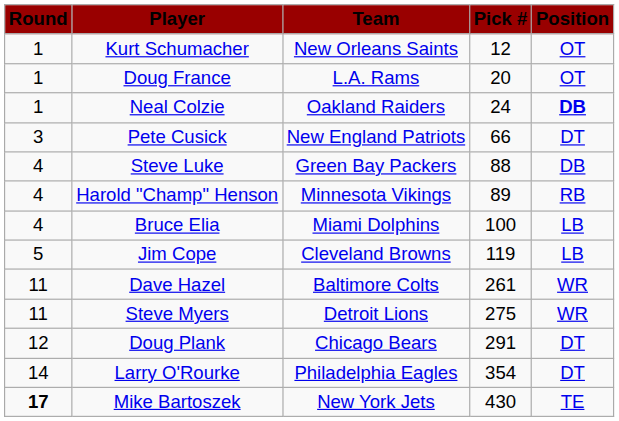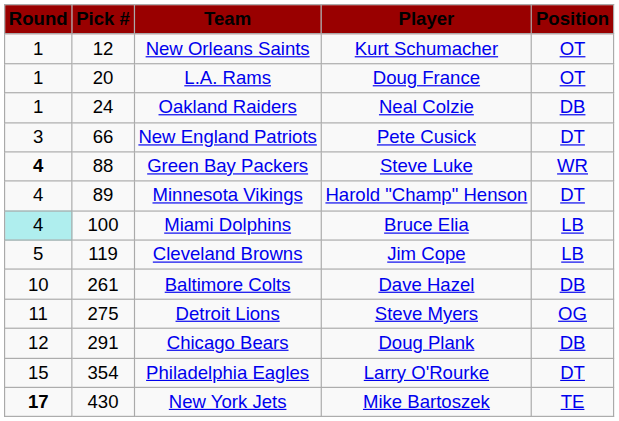columns swapped: (501, 19) <-> (177, 19)
(573, 107) bold -> (573, 107) normal
(38, 166) normal -> (38, 166) bold
(573, 166) DB -> (573, 166) WR
(573, 195) RB -> (573, 195) DT
(38, 225) no background -> (38, 225) paleturquoise background
(38, 284) 11 -> (38, 284) 10
(573, 284) WR -> (573, 284) DB
(573, 313) WR -> (573, 313) OG
(573, 343) DT -> (573, 343) DB
(38, 372) 14 -> (38, 372) 15
